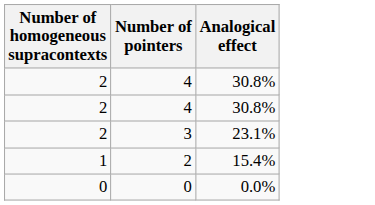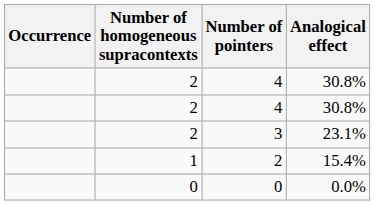+ column: (50, 36)
